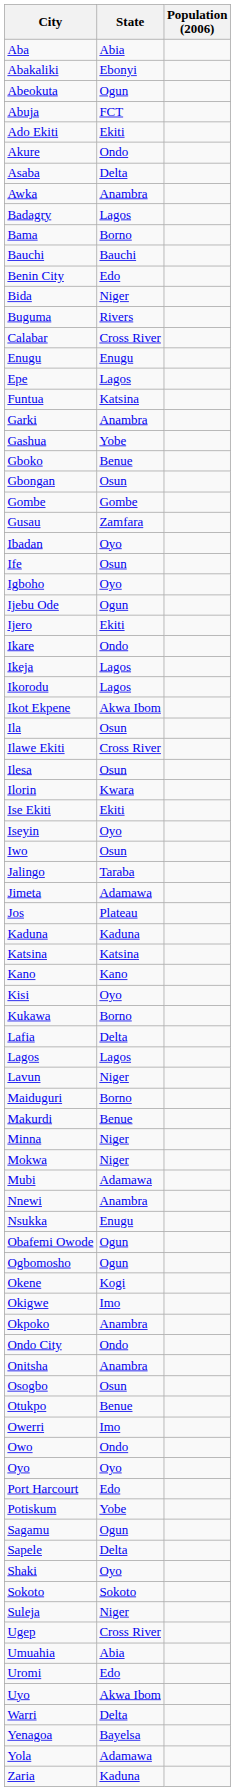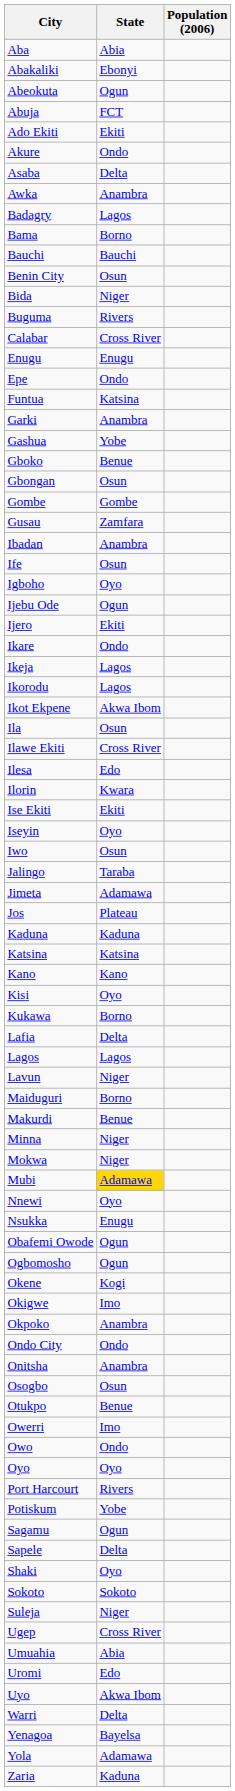(110, 276) Edo -> (113, 276) Osun
(115, 378) Lagos -> (114, 378) Ondo
(111, 543) Oyo -> (123, 543) Anambra
(113, 769) Osun -> (110, 769) Edo
(126, 1180) no background -> (126, 1180) gold background
(123, 1200) Anambra -> (111, 1200) Oyo
(110, 1488) Edo -> (116, 1488) Rivers
